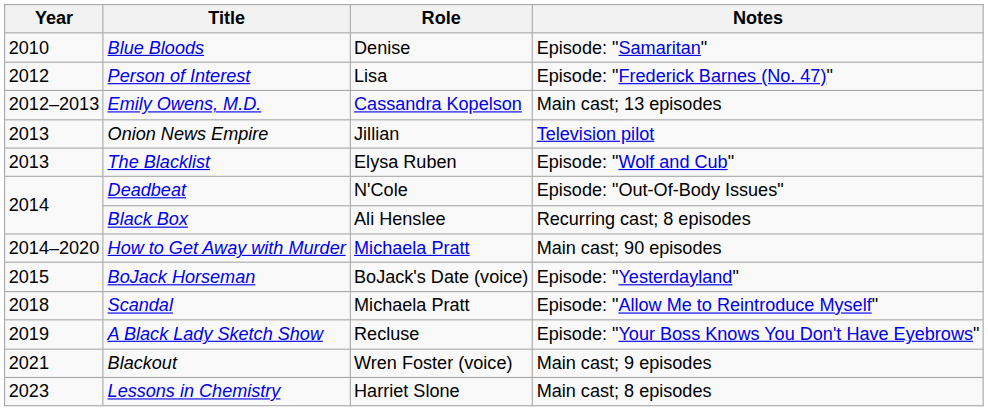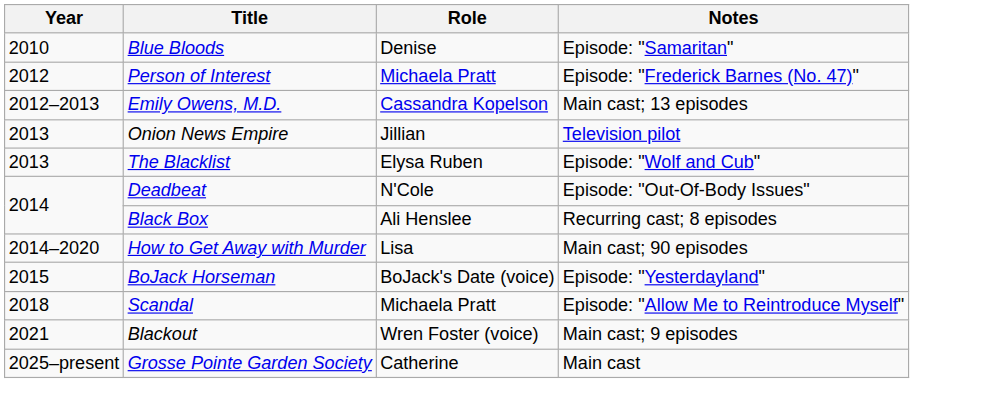(371, 76) Lisa -> (438, 76) Michaela Pratt
(412, 248) Michaela Pratt -> (397, 248) Lisa
- row: (215, 334)
- row: (194, 391)
+ row: (250, 362)
